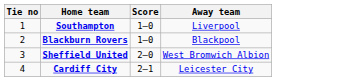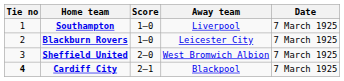+ column: (305, 12)
(216, 40) Blackpool -> (216, 40) Leicester City
(22, 69) normal -> (22, 69) bold
(216, 69) Leicester City -> (216, 69) Blackpool
